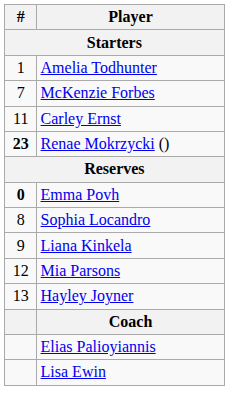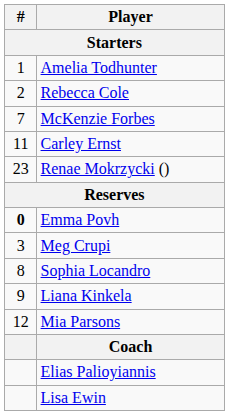+ row: (85, 93)
(21, 144) bold -> (21, 169) normal
+ row: (75, 245)
- row: (87, 296)
